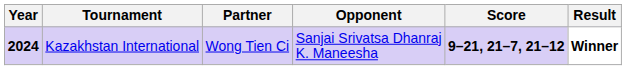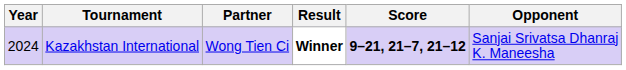columns swapped: (369, 16) <-> (595, 16)
(23, 46) bold -> (23, 46) normal
